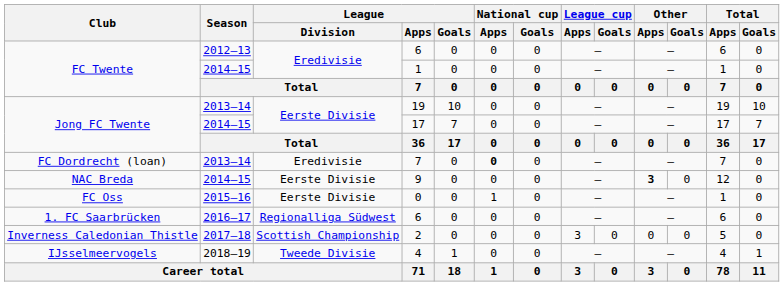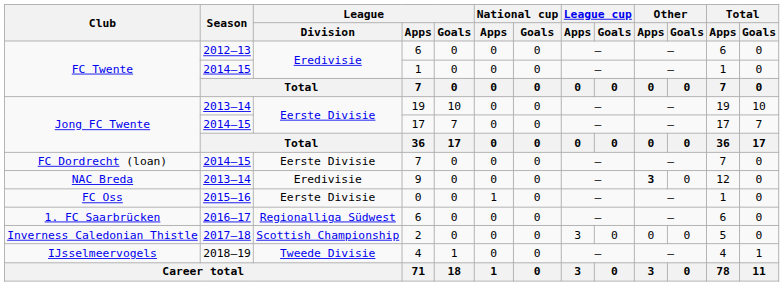(227, 161) 2013–14 -> (227, 161) 2014–15
(328, 161) Eredivisie -> (328, 161) Eerste Divisie
(494, 161) bold -> (494, 161) normal
(227, 180) 2014–15 -> (227, 180) 2013–14
(328, 180) Eerste Divisie -> (328, 180) Eredivisie
